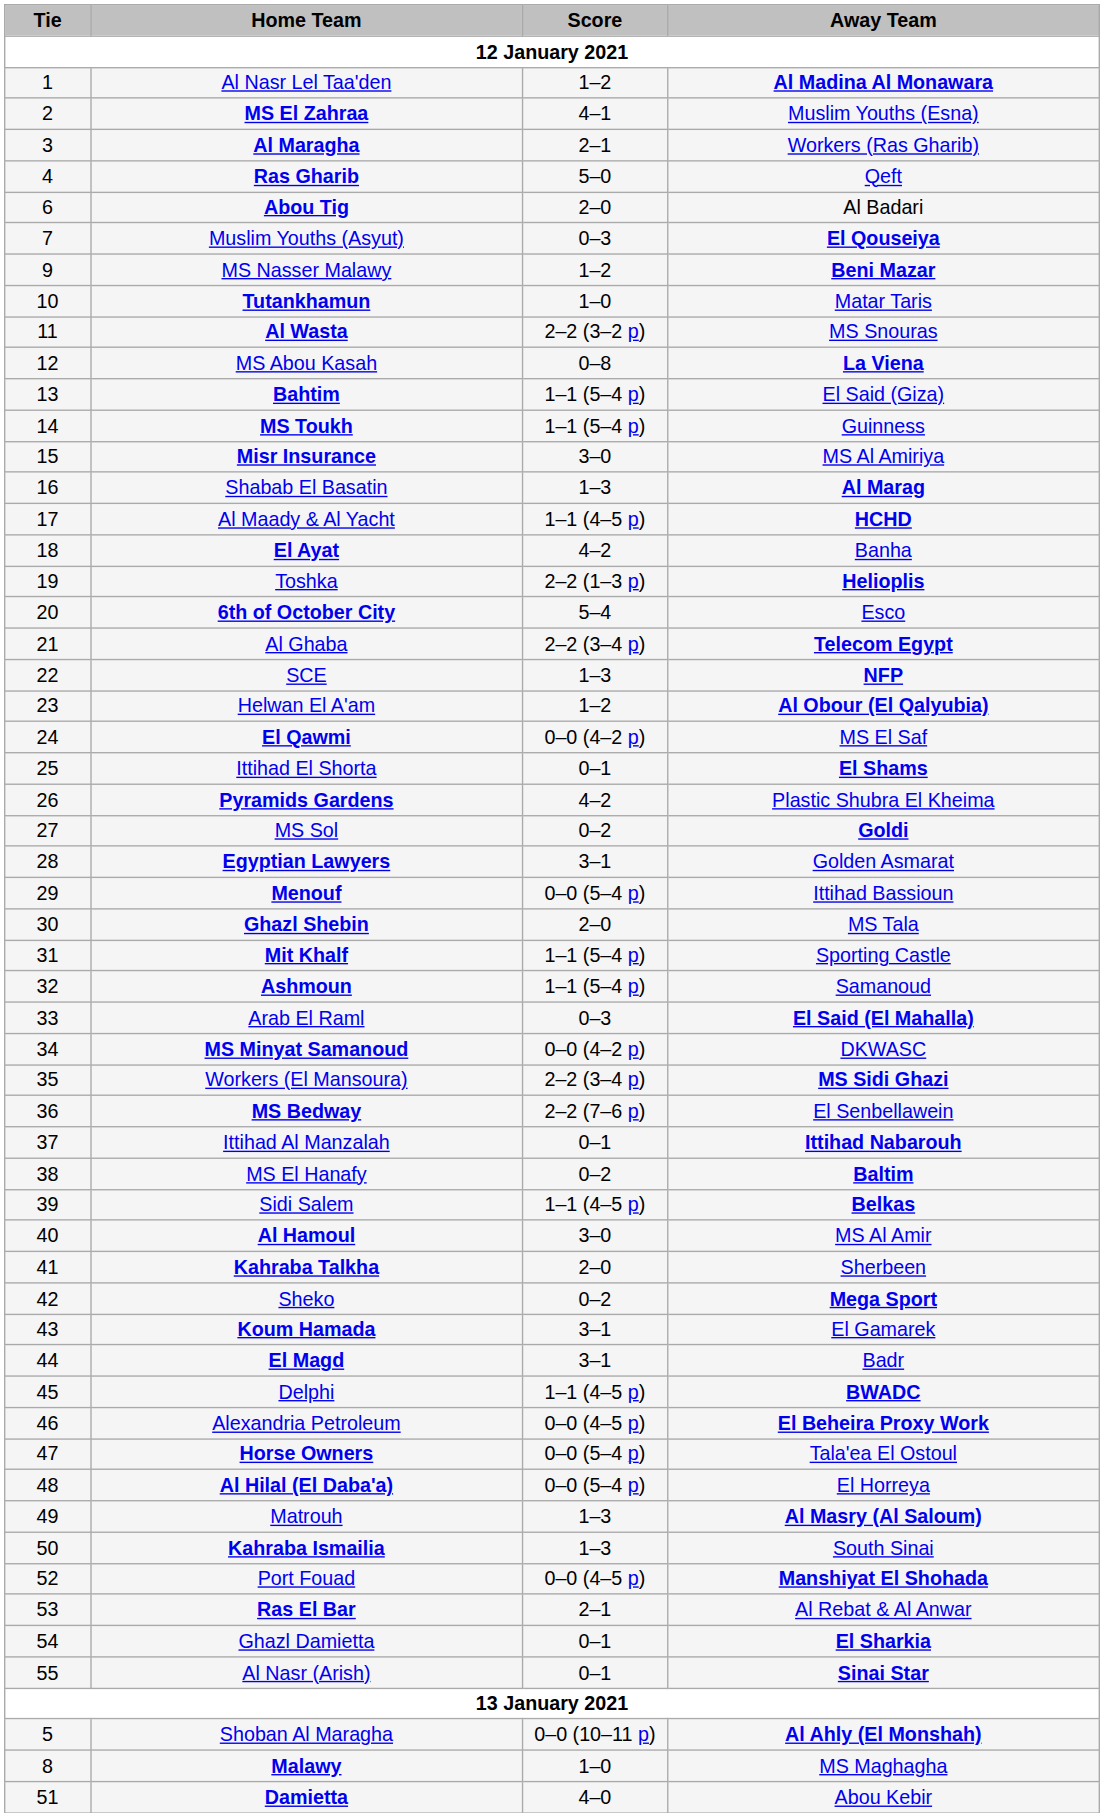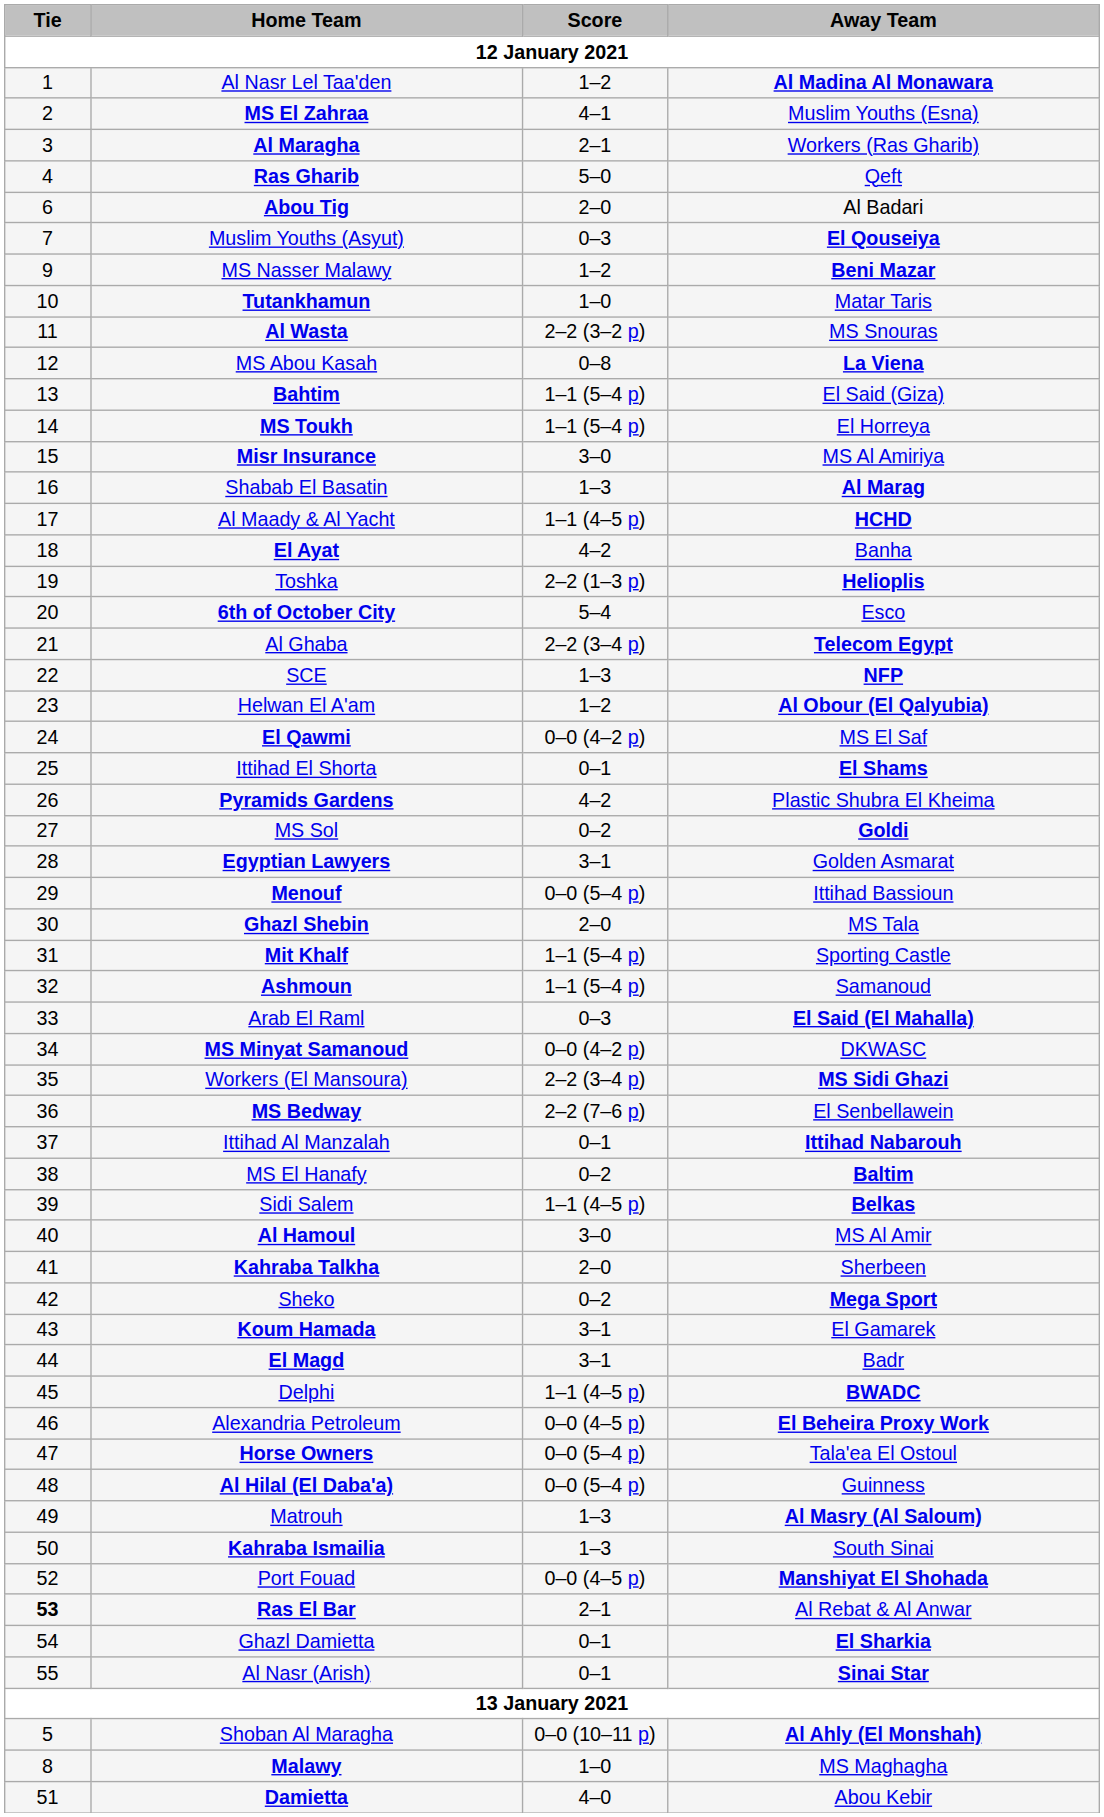(883, 426) Guinness -> (883, 426) El Horreya
(883, 1486) El Horreya -> (883, 1486) Guinness
(48, 1610) normal -> (48, 1610) bold
